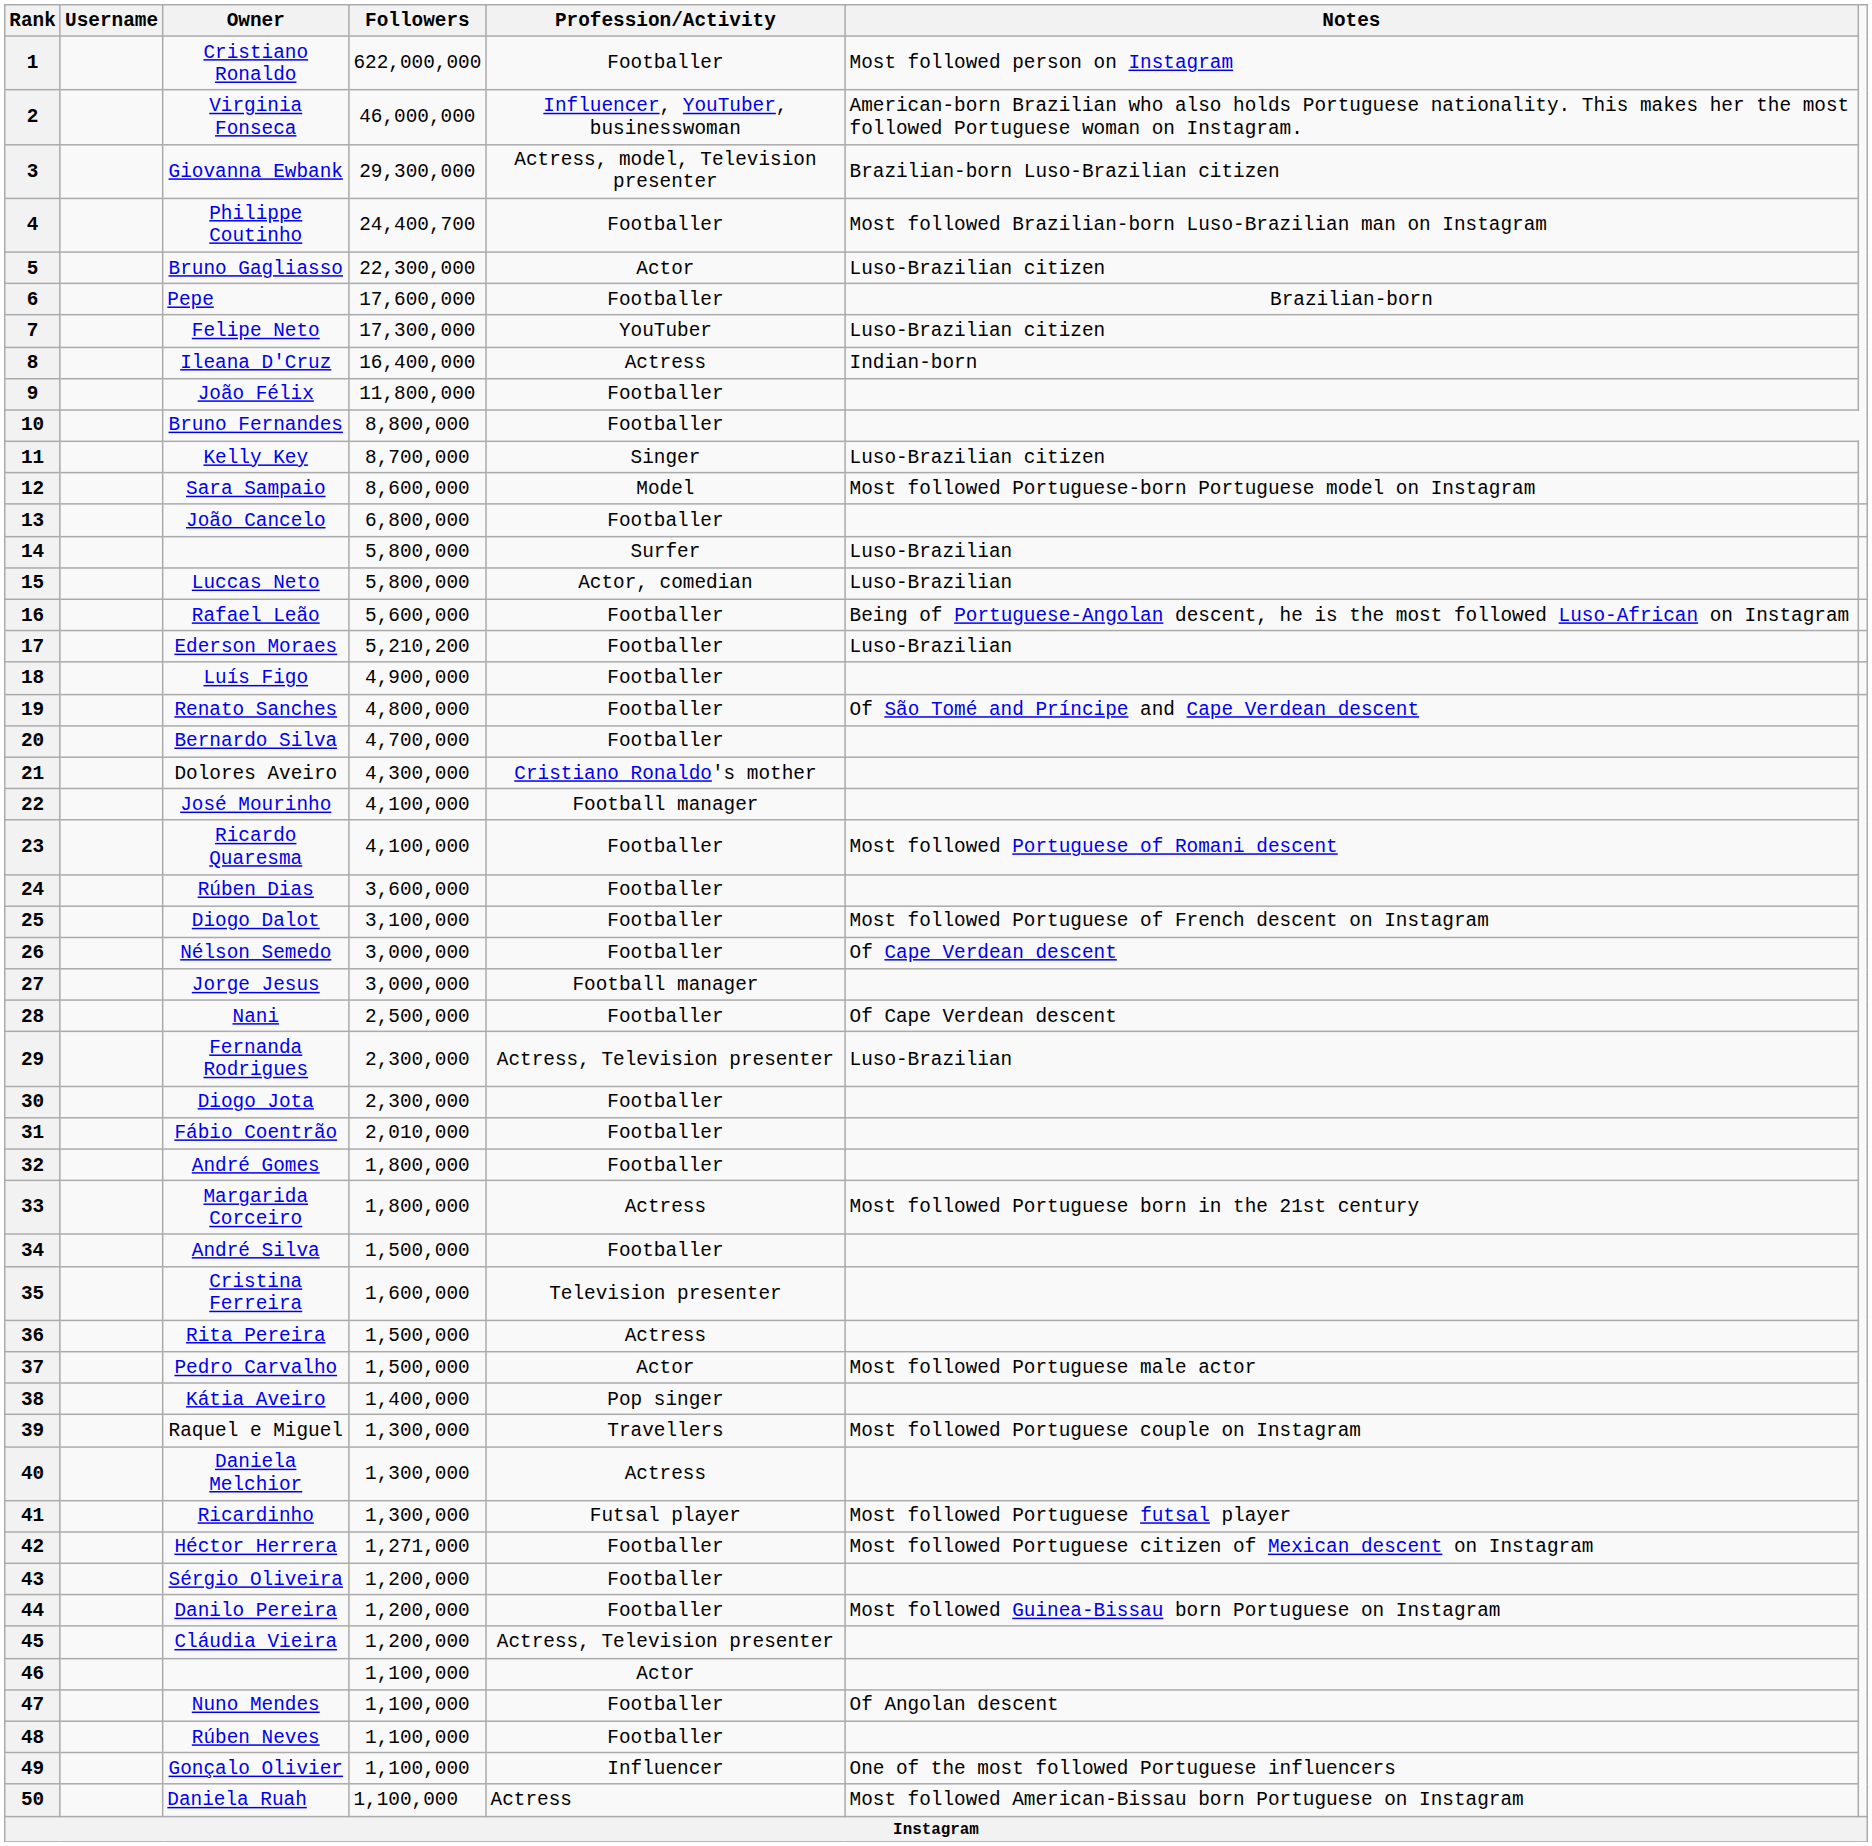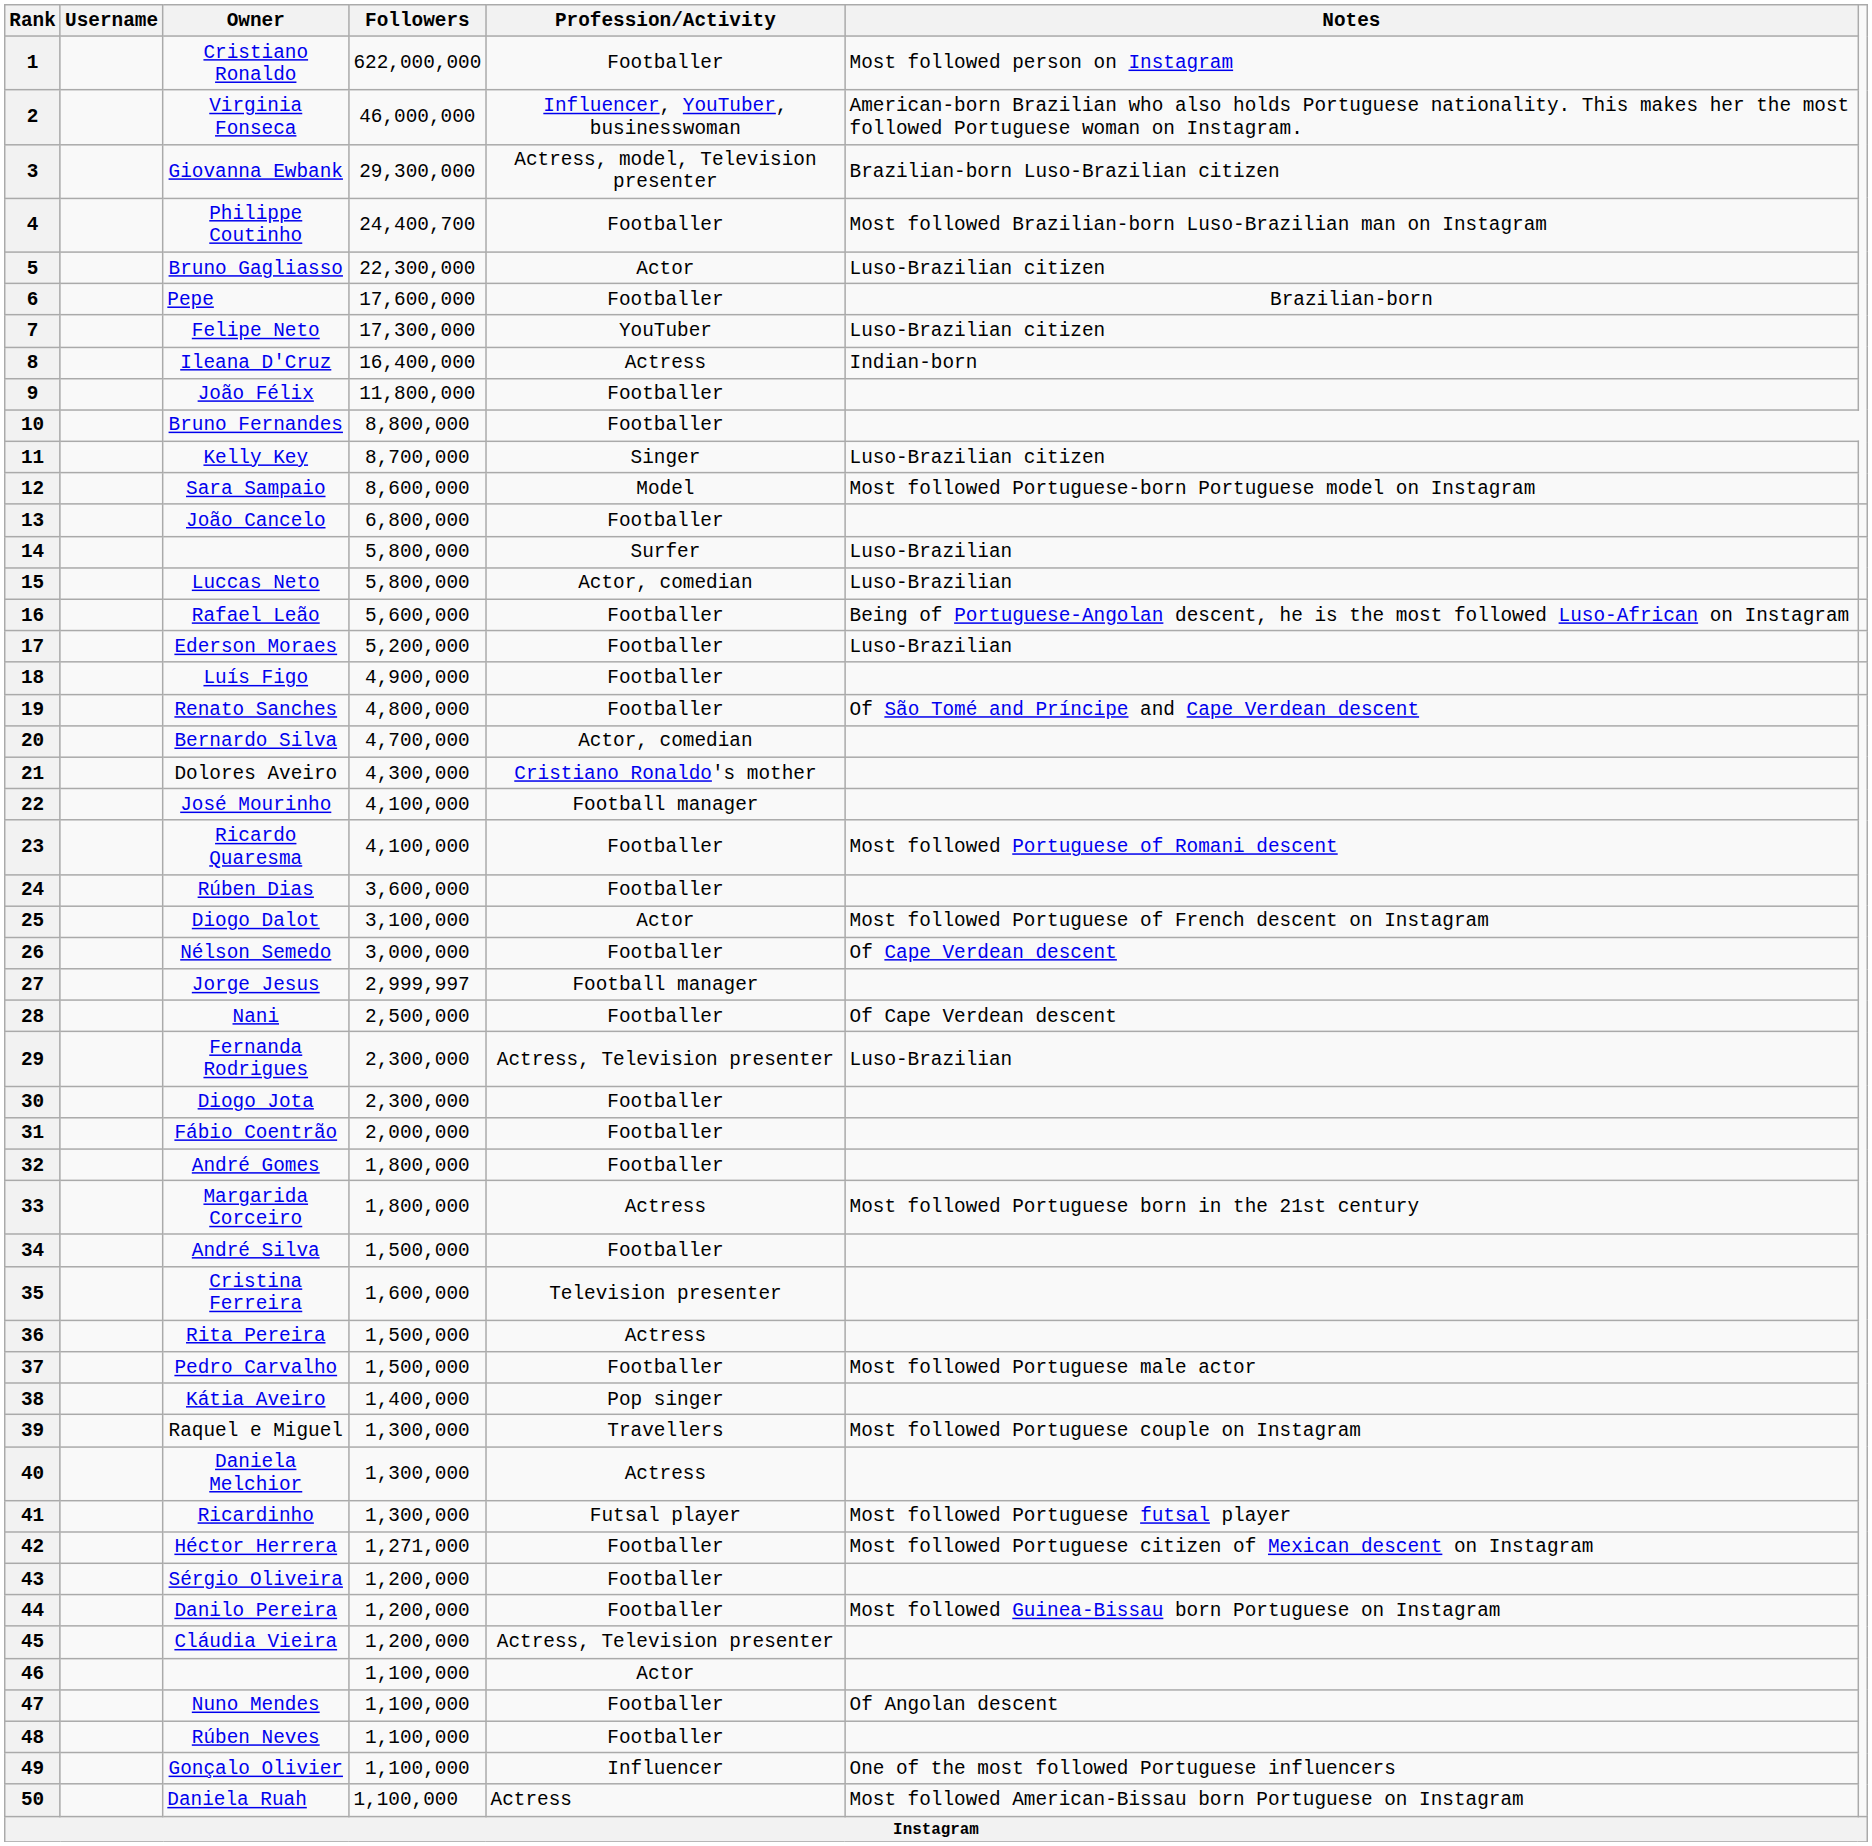(417, 647) 5,210,200 -> (417, 647) 5,200,000
(665, 741) Footballer -> (665, 741) Actor, comedian
(665, 922) Footballer -> (665, 922) Actor
(417, 985) 3,000,000 -> (417, 985) 2,999,997
(417, 1133) 2,010,000 -> (417, 1133) 2,000,000
(665, 1367) Actor -> (665, 1367) Footballer
